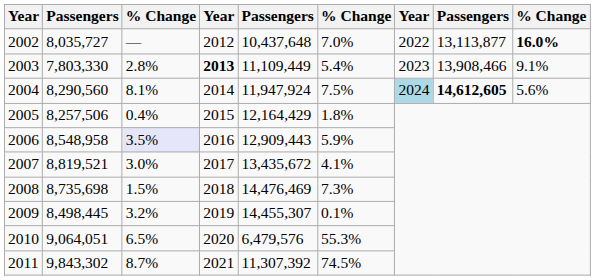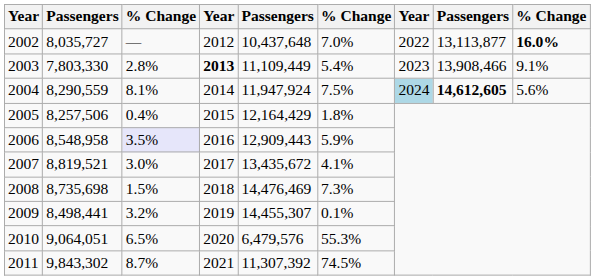(77, 90) 8,290,560 -> (77, 90) 8,290,559
(77, 213) 8,498,445 -> (77, 213) 8,498,441
